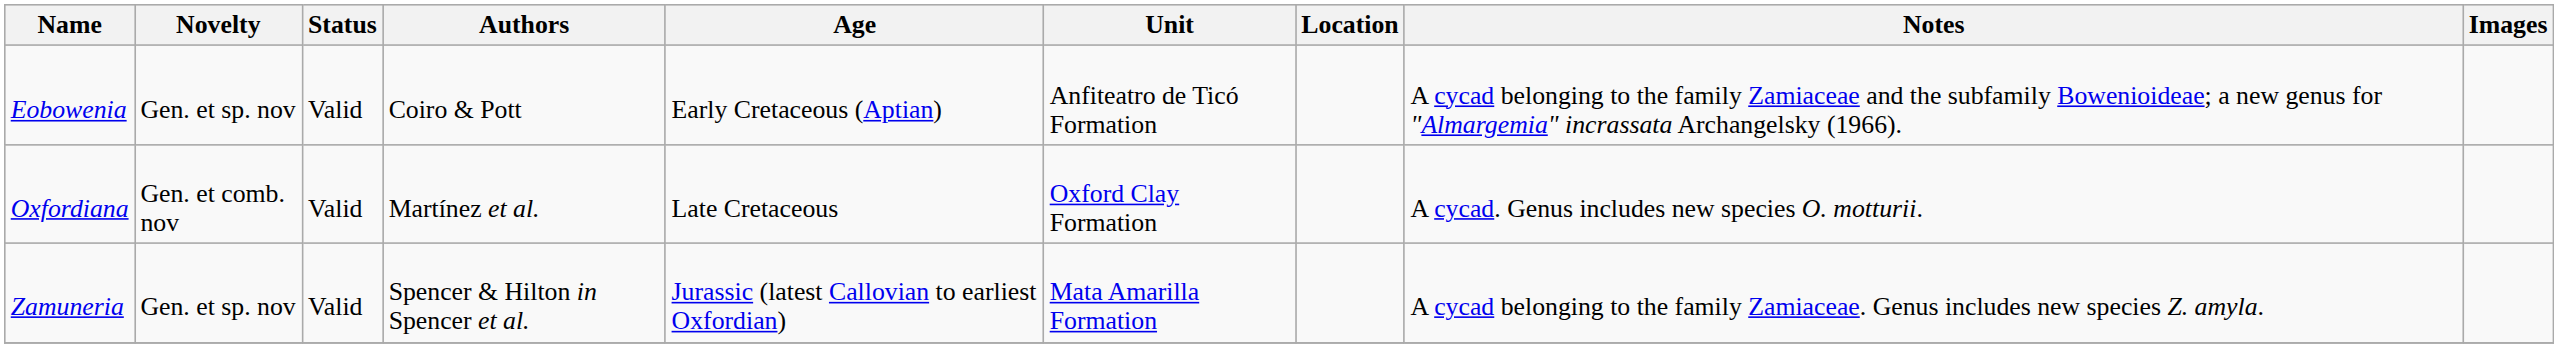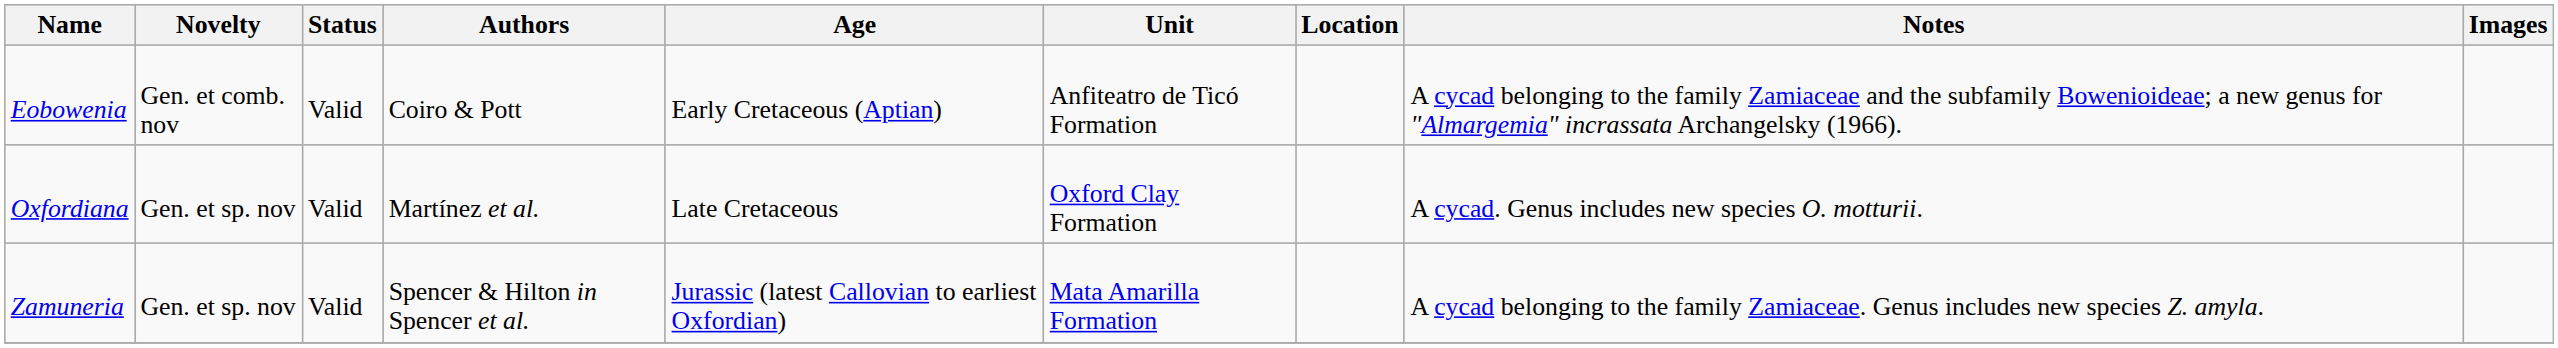(218, 109) Gen. et sp. nov -> (213, 109) Gen. et comb. nov
(213, 208) Gen. et comb. nov -> (218, 208) Gen. et sp. nov
